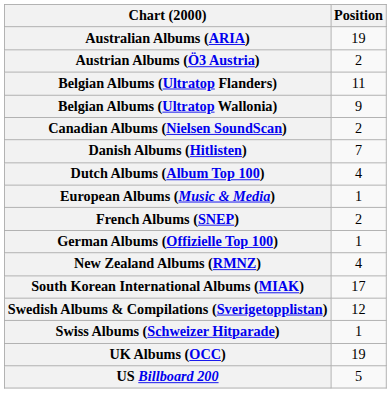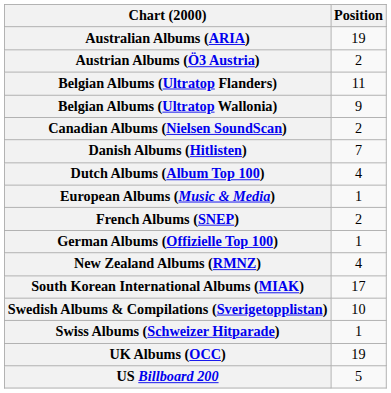(358, 309) 12 -> (358, 309) 10
